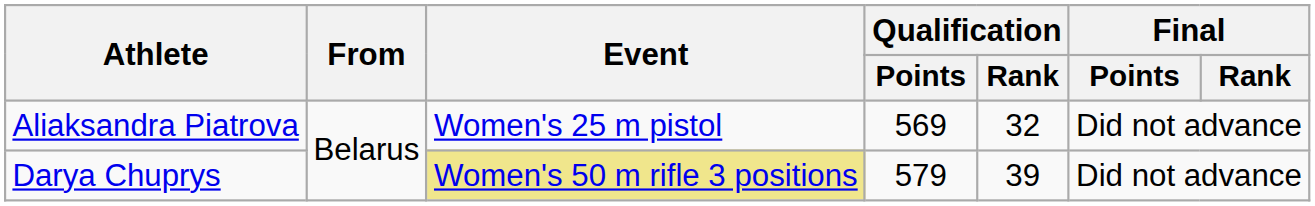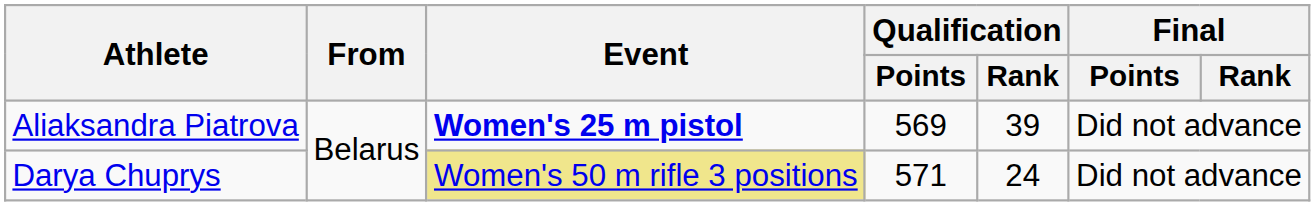(578, 126) normal -> (588, 126) bold
(1023, 126) 32 -> (1023, 126) 39
(921, 175) 579 -> (921, 175) 571
(1023, 175) 39 -> (1023, 175) 24
